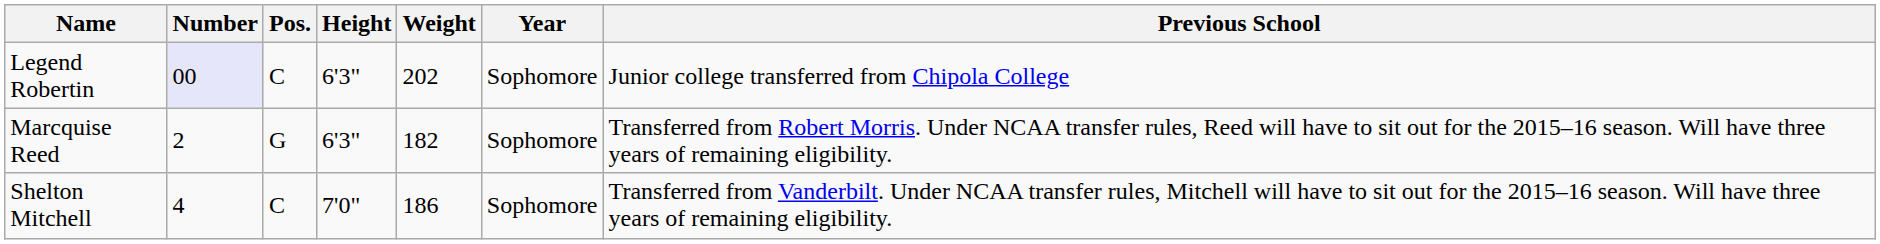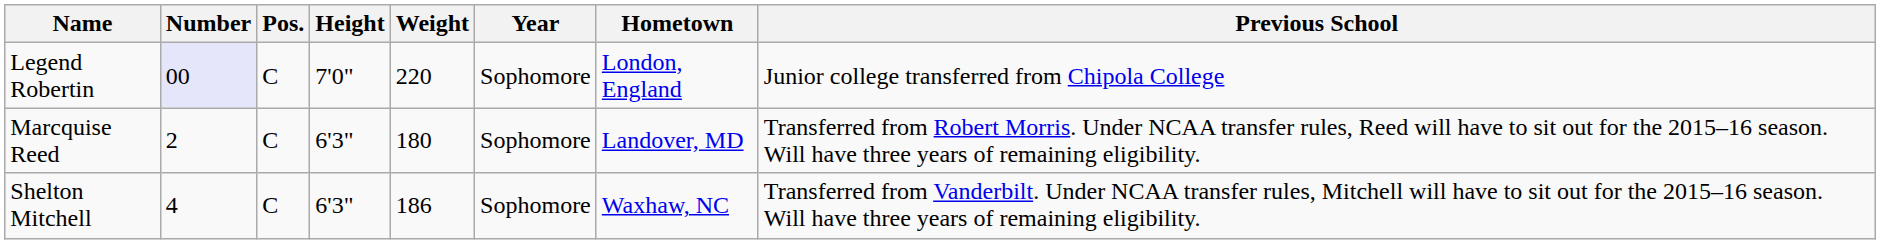+ column: (677, 23)
(341, 75) 6'3" -> (334, 75) 7'0"
(420, 75) 202 -> (414, 75) 220
(278, 140) G -> (270, 140) C
(420, 140) 182 -> (414, 140) 180
(341, 205) 7'0" -> (334, 205) 6'3"
